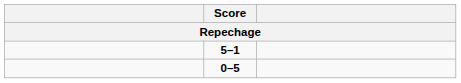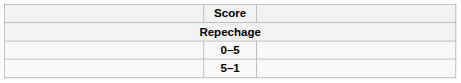rows swapped: (230, 50) <-> (230, 68)
